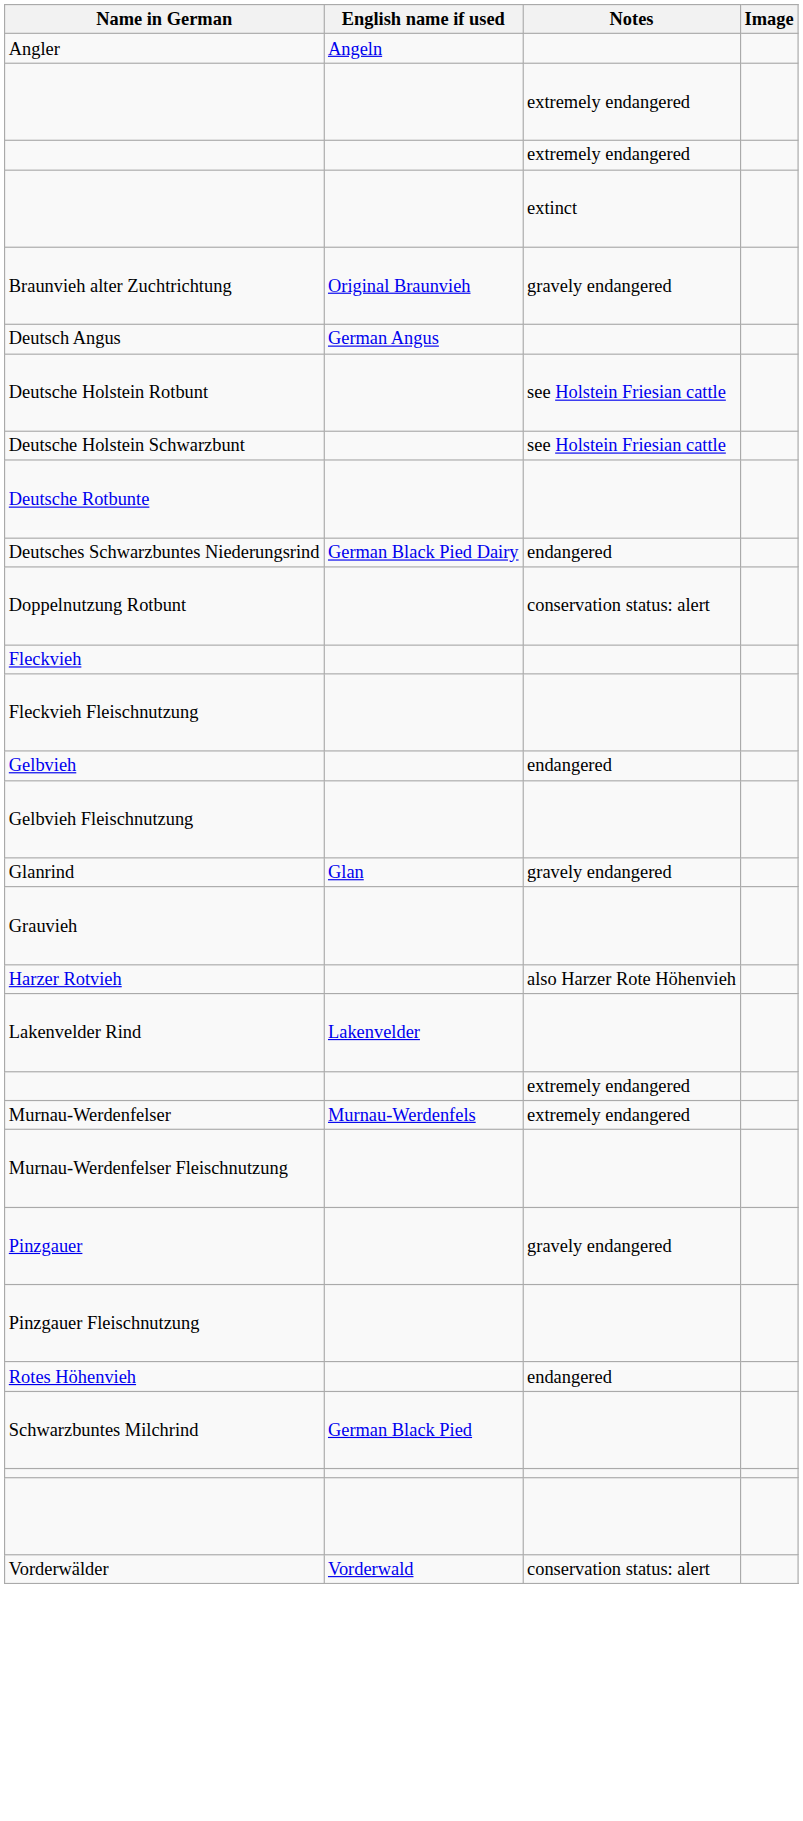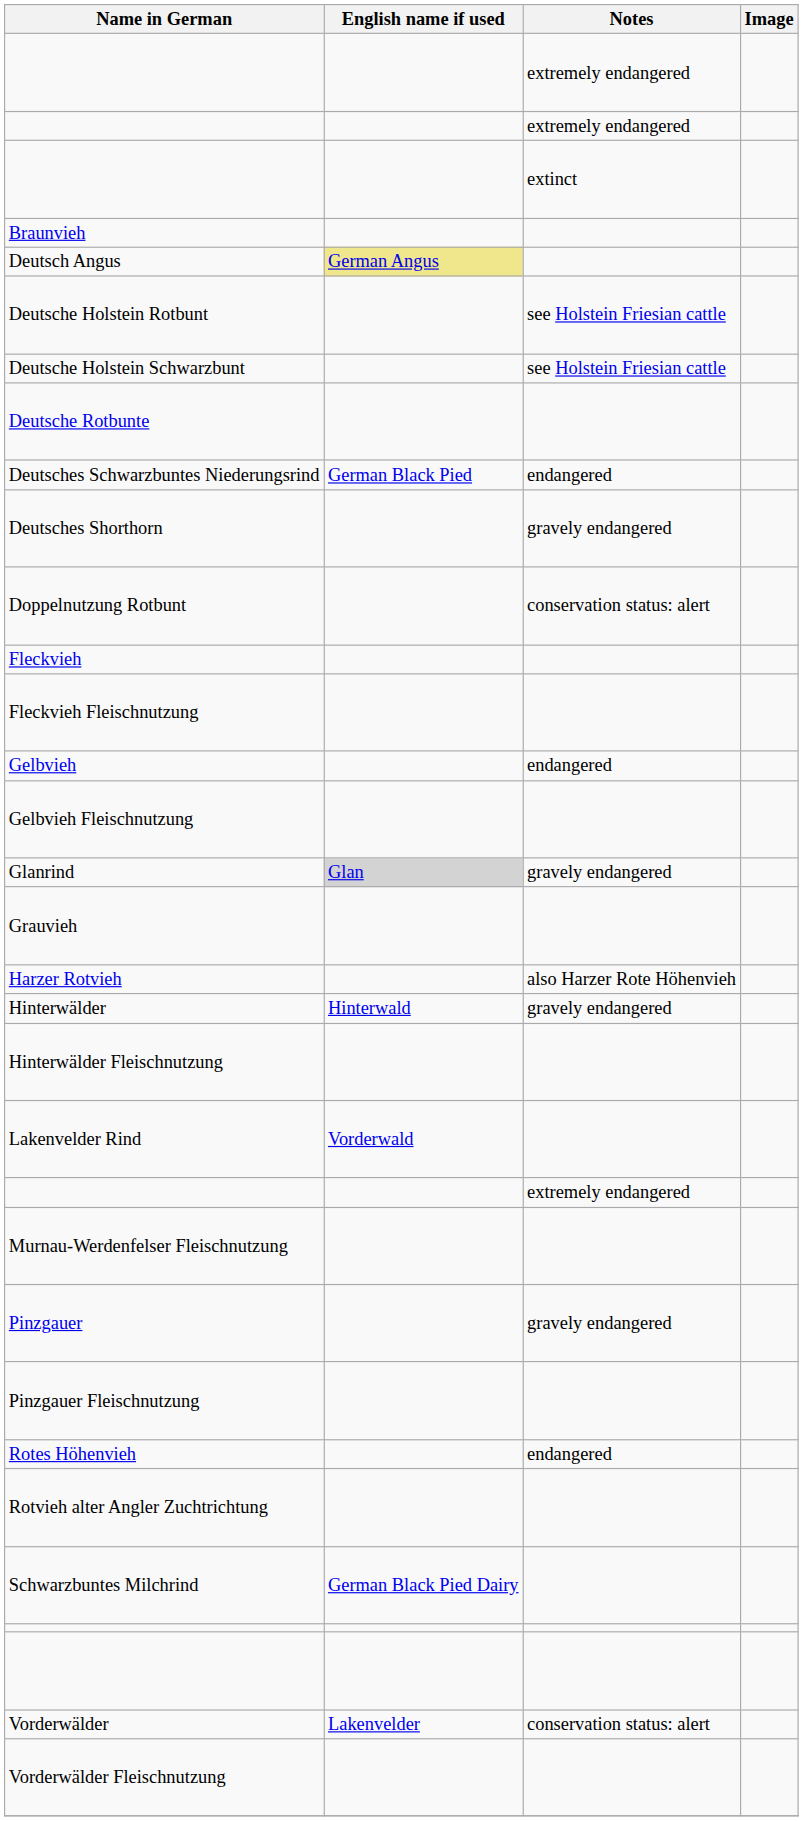- row: (34, 48)
+ row: (47, 232)
- row: (120, 285)
(383, 339) no background -> (383, 261) khaki background
(423, 552) German Black Pied Dairy -> (400, 474) German Black Pied
+ row: (86, 528)
(346, 872) no background -> (346, 872) lightgrey background
+ row: (57, 1008)
+ row: (116, 1061)
(374, 1032) Lakenvelder -> (371, 1139) Vorderwald
- row: (90, 1114)
+ row: (138, 1507)
(400, 1429) German Black Pied -> (423, 1584) German Black Pied Dairy
(371, 1569) Vorderwald -> (374, 1724) Lakenvelder
+ row: (117, 1777)
